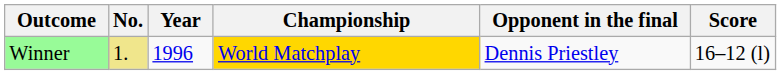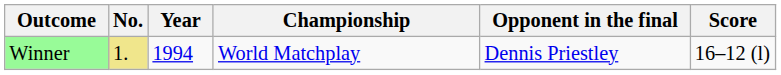(173, 52) 1996 -> (173, 52) 1994
(289, 52) gold background -> (289, 52) no background
